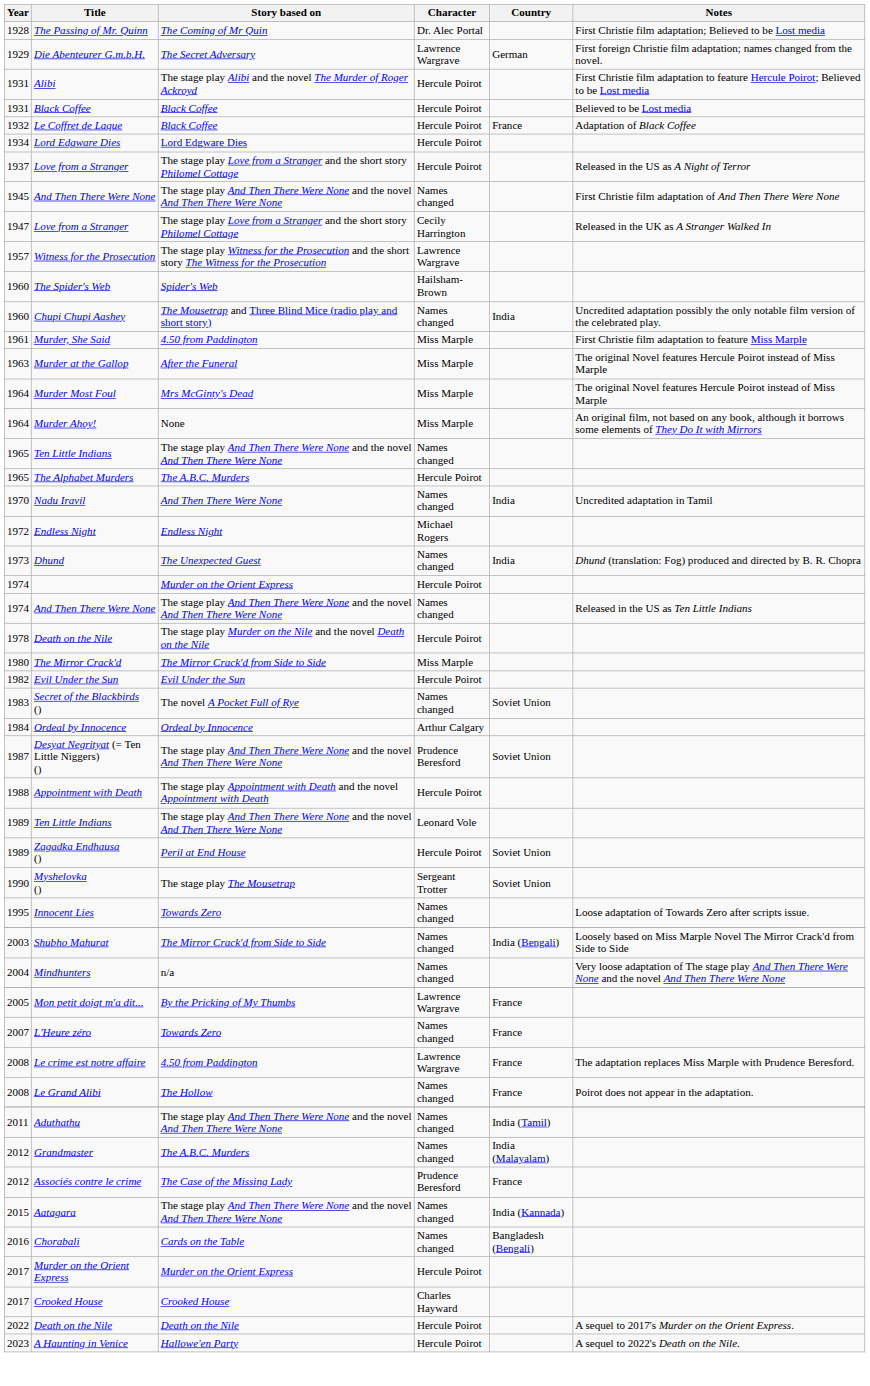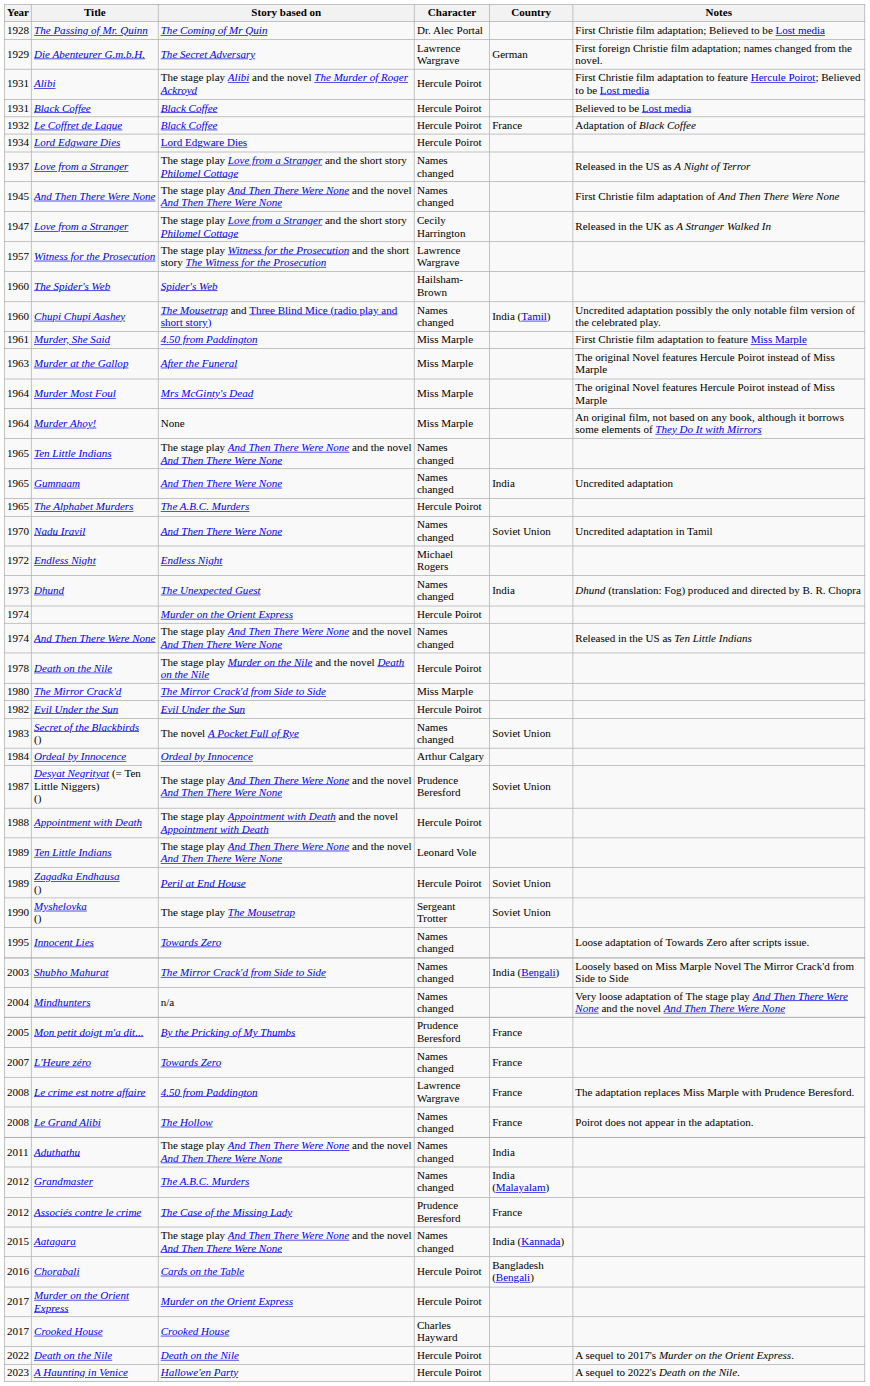(449, 166) Hercule Poirot -> (435, 166) Names changed
(503, 316) India -> (521, 316) India (Tamil)
+ row: (18, 483)
(503, 501) India -> (521, 531) Soviet Union
(439, 1002) Lawrence Wargrave -> (439, 1032) Prudence Beresford
(521, 1122) India (Tamil) -> (503, 1152) India
(435, 1242) Names changed -> (449, 1271) Hercule Poirot
